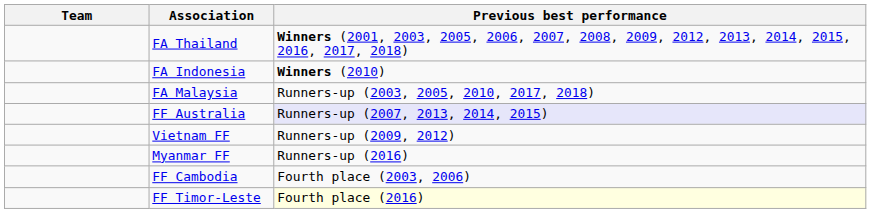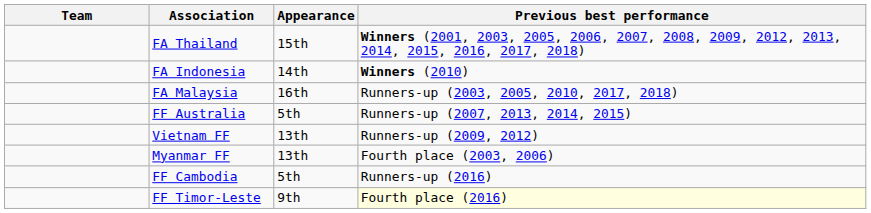+ column: (316, 15)
(413, 114) lavender background -> (496, 114) no background
(343, 156) Runners-up (2016) -> (458, 156) Fourth place (2003, 2006)
(374, 177) Fourth place (2003, 2006) -> (427, 177) Runners-up (2016)
